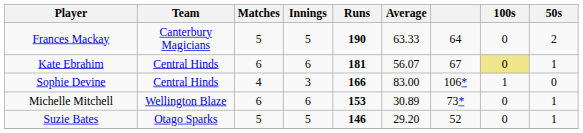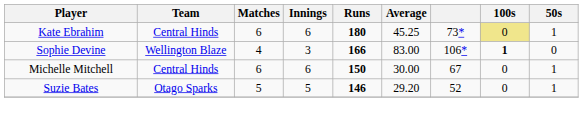- row: (71, 38)
(357, 63) 181 -> (357, 32) 180
(406, 63) 56.07 -> (406, 32) 45.25
(455, 63) 67 -> (455, 32) 73*
(186, 82) Central Hinds -> (186, 50) Wellington Blaze
(505, 82) normal -> (505, 50) bold
(186, 100) Wellington Blaze -> (186, 69) Central Hinds
(357, 100) 153 -> (357, 69) 150
(406, 100) 30.89 -> (406, 69) 30.00
(455, 100) 73* -> (455, 69) 67
